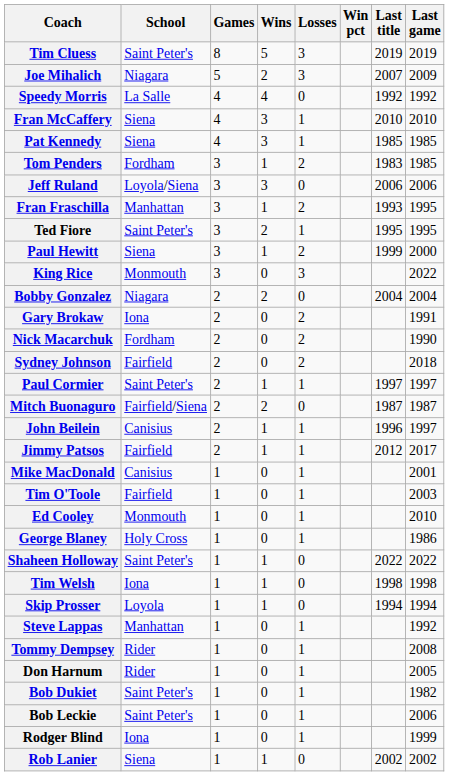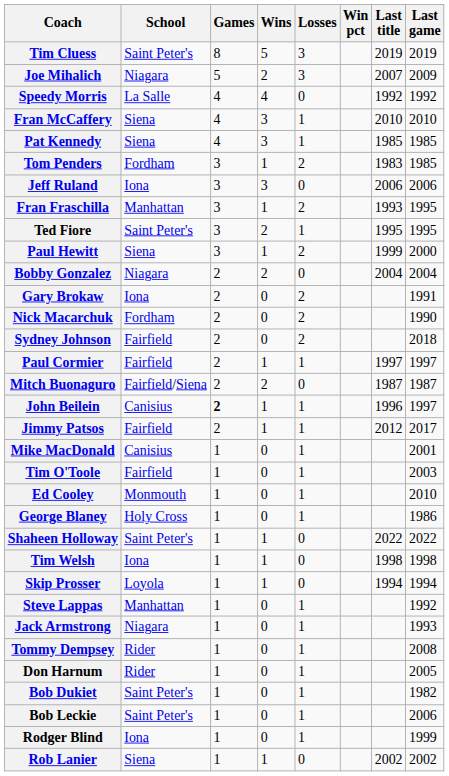(161, 185) Loyola/Siena -> (137, 185) Iona
- row: (63, 274)
(159, 384) Saint Peter's -> (148, 362) Fairfield
(217, 428) normal -> (217, 406) bold
+ row: (63, 627)
